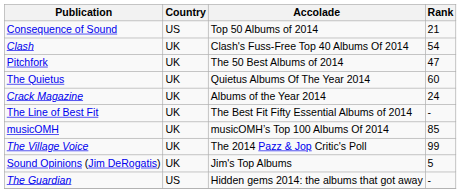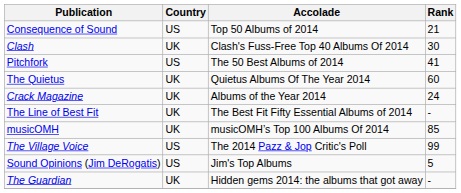(433, 46) 54 -> (433, 46) 30
(173, 63) UK -> (173, 63) US
(433, 63) 47 -> (433, 63) 41
(173, 146) UK -> (173, 146) US
(173, 163) UK -> (173, 163) US
(173, 180) US -> (173, 180) UK
